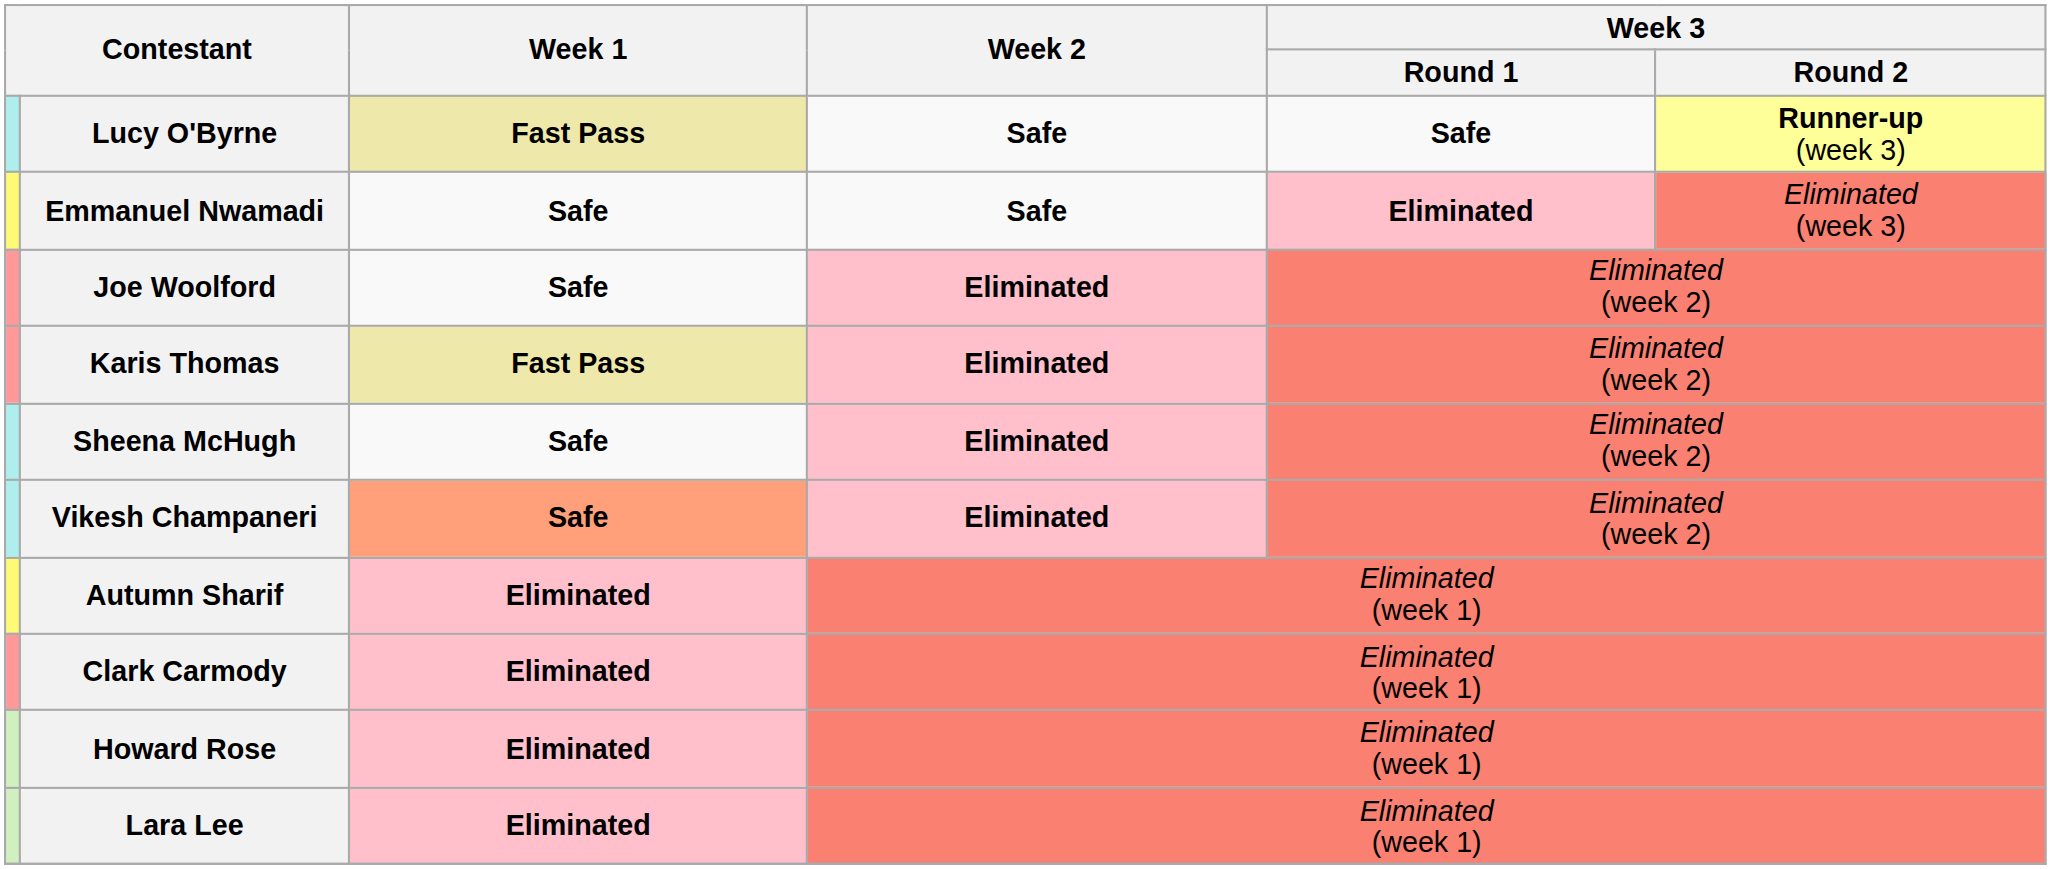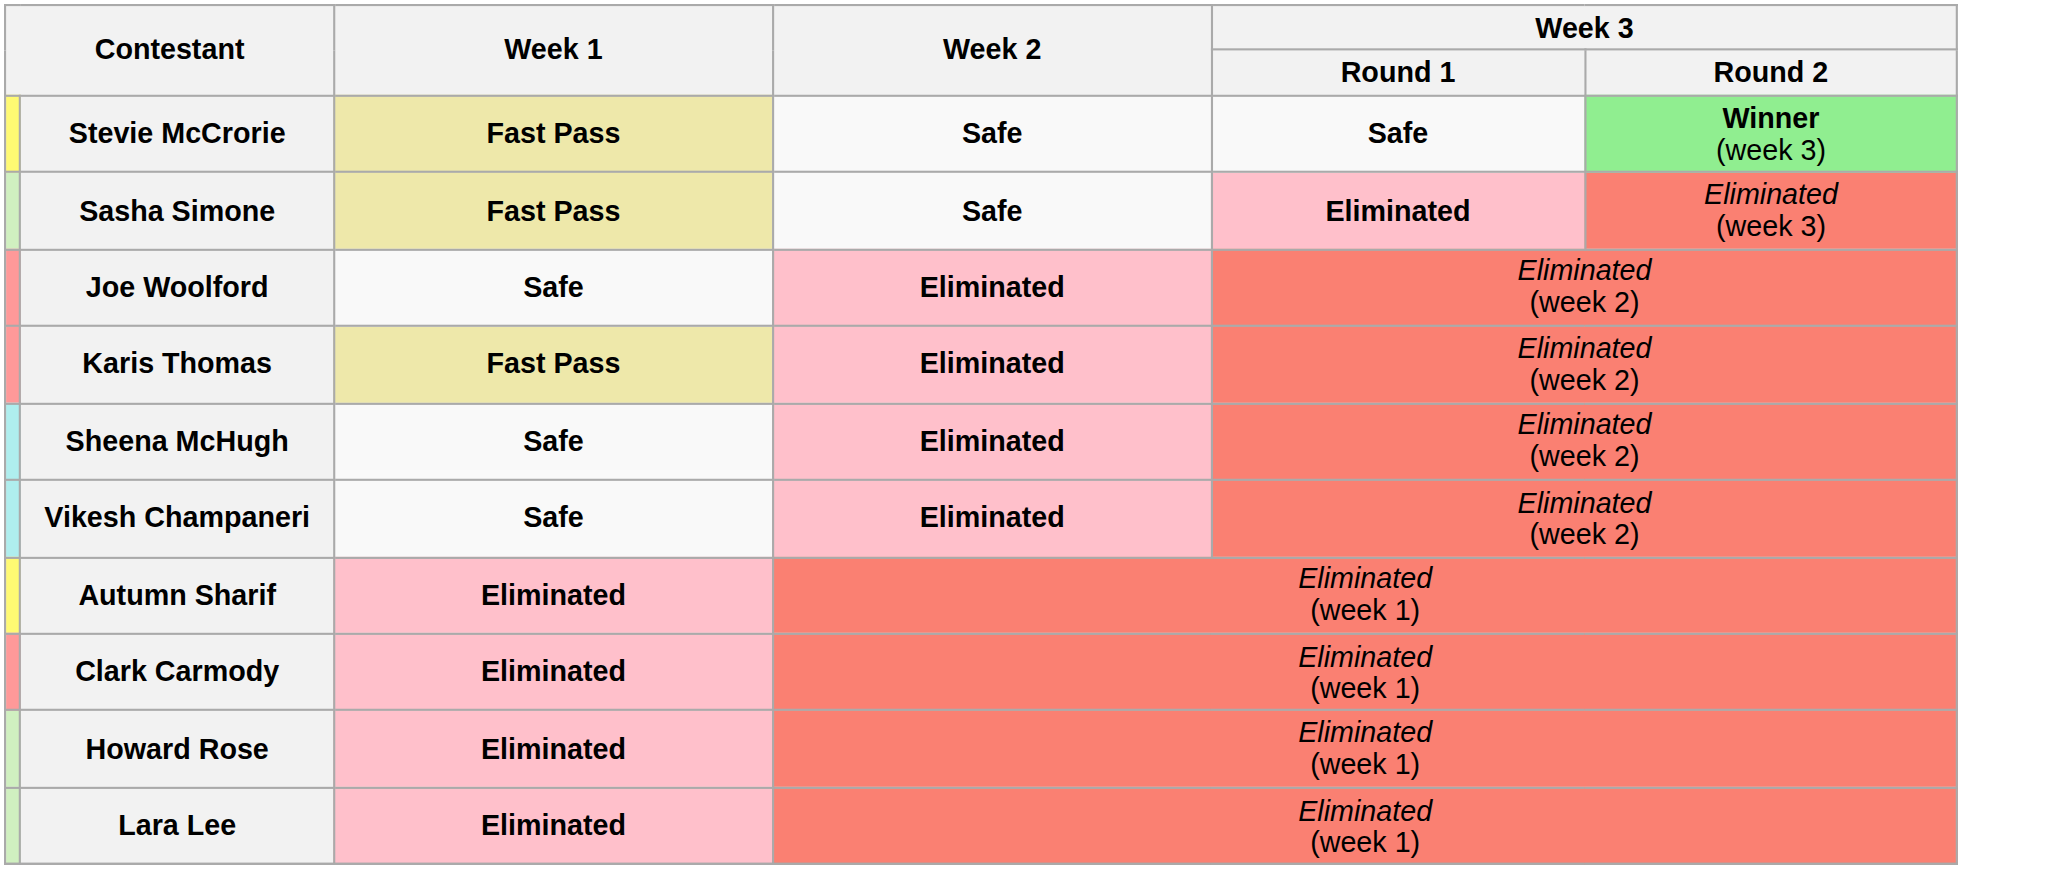+ row: (177, 134)
- row: (185, 134)
- row: (185, 210)
+ row: (177, 210)
(578, 518) lightsalmon background -> (553, 518) no background
